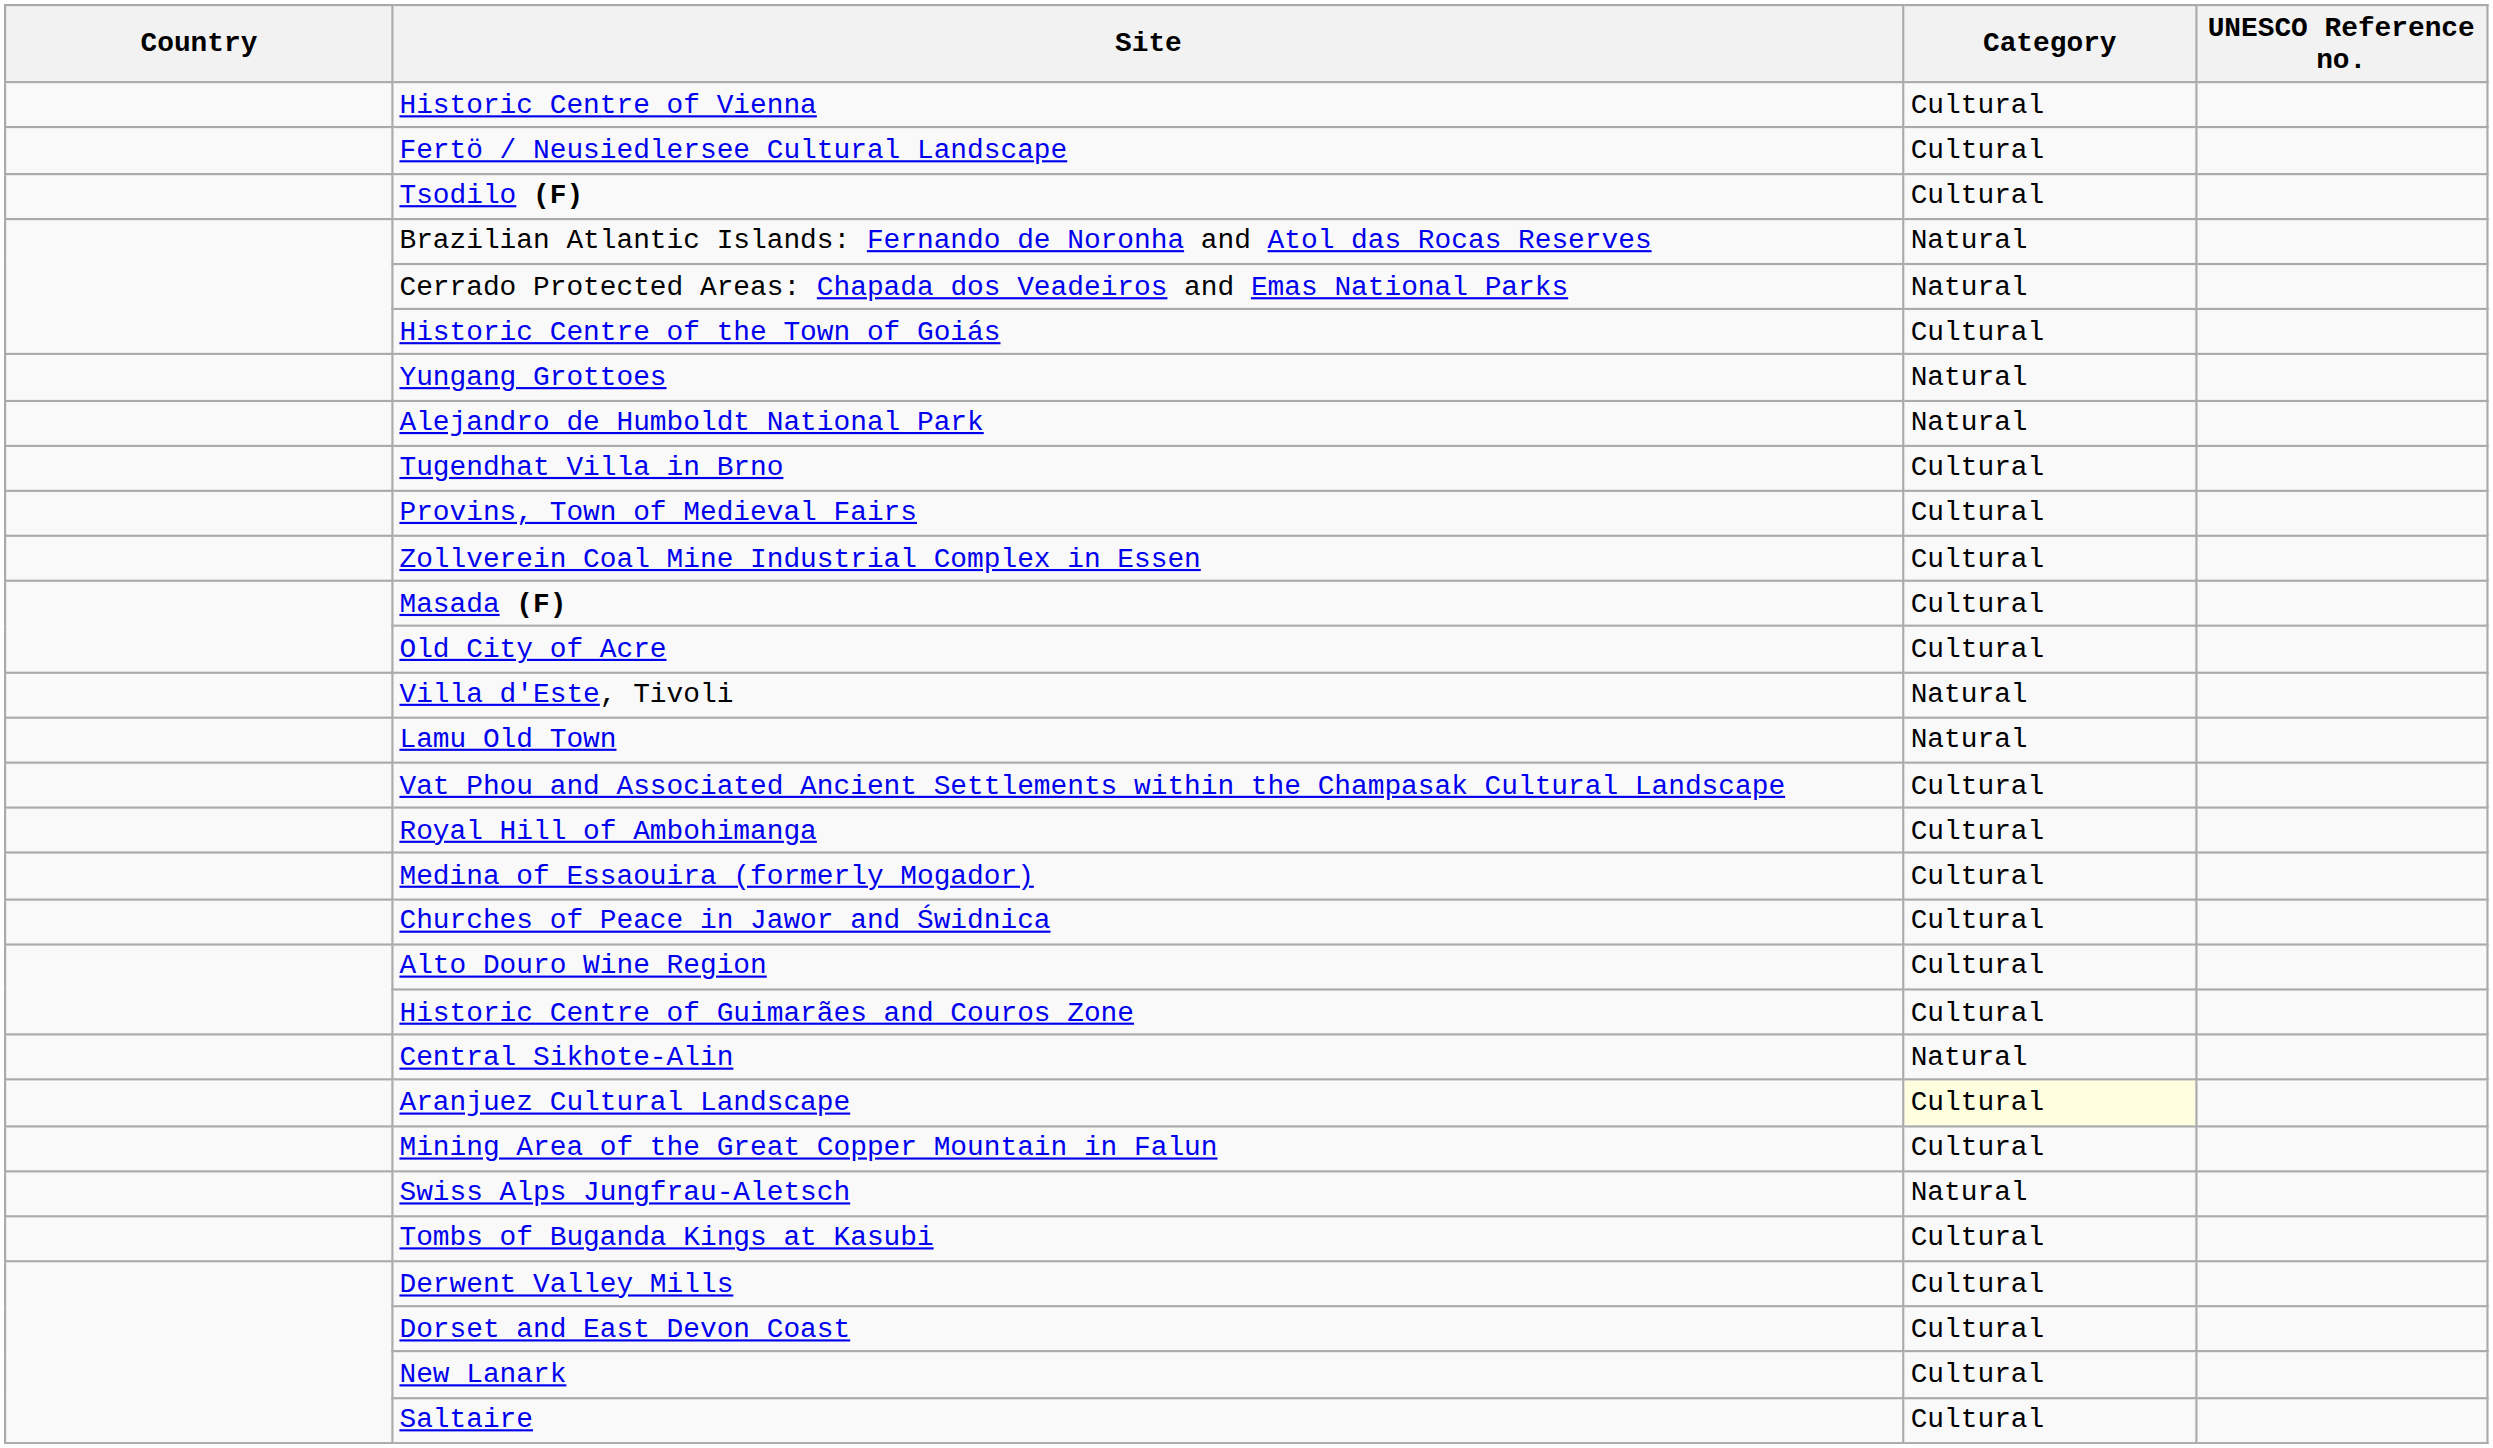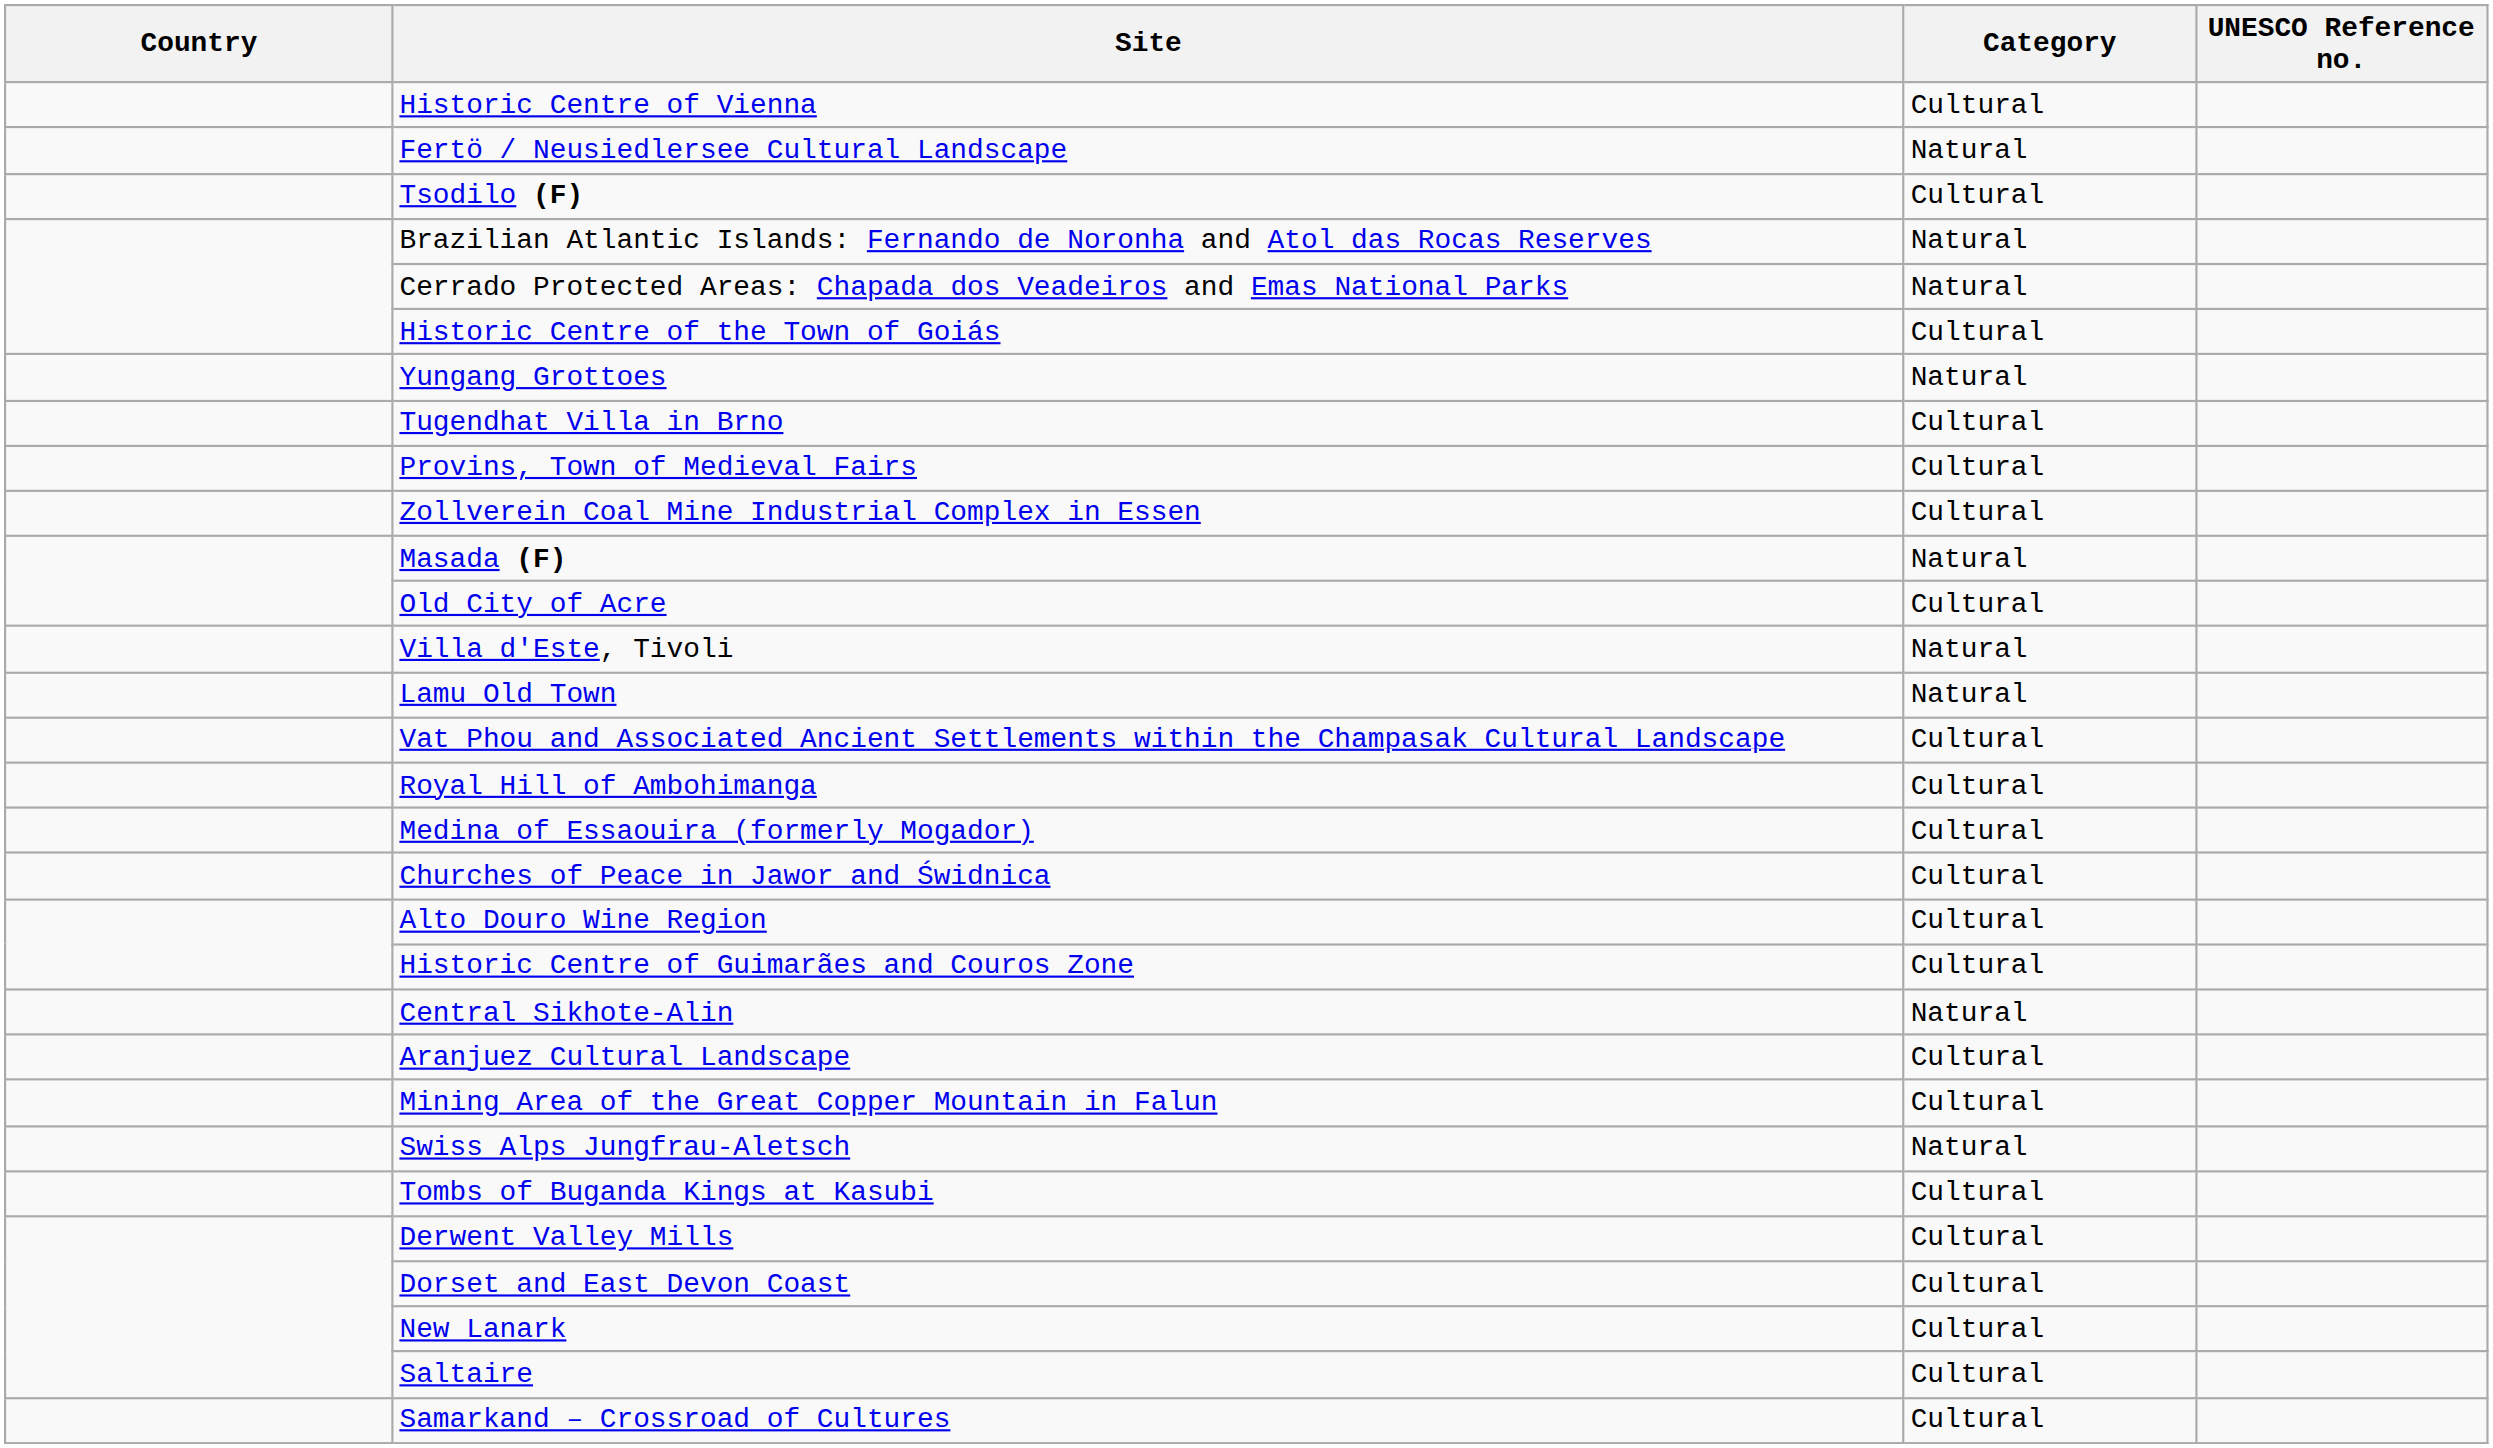(1977, 151) Cultural -> (1969, 151) Natural
- row: (692, 423)
(1977, 604) Cultural -> (1969, 559) Natural
(1977, 1103) lightyellow background -> (1977, 1057) no background
+ row: (675, 1420)
